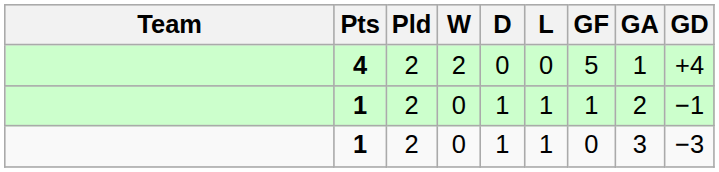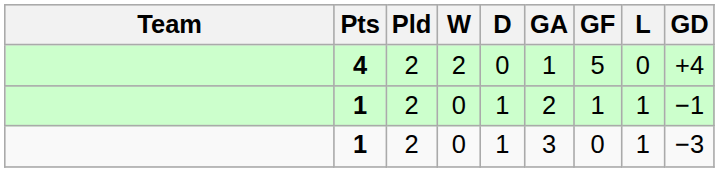columns swapped: (546, 24) <-> (640, 24)
